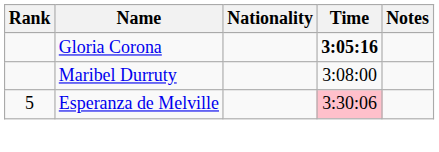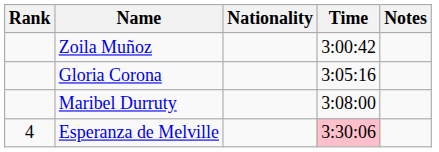+ row: (105, 47)
(350, 47) bold -> (349, 75) normal
(30, 103) 5 -> (30, 132) 4
